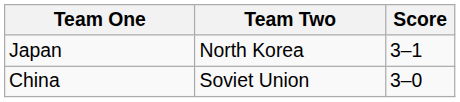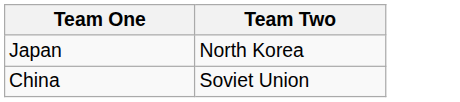- column: (420, 19)
